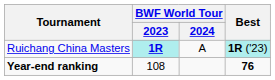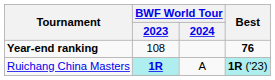rows swapped: (68, 49) <-> (53, 67)
